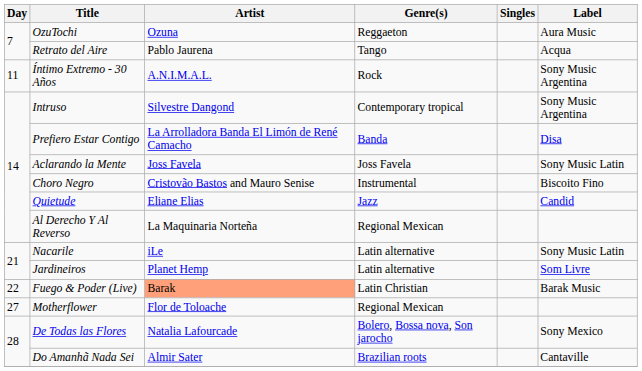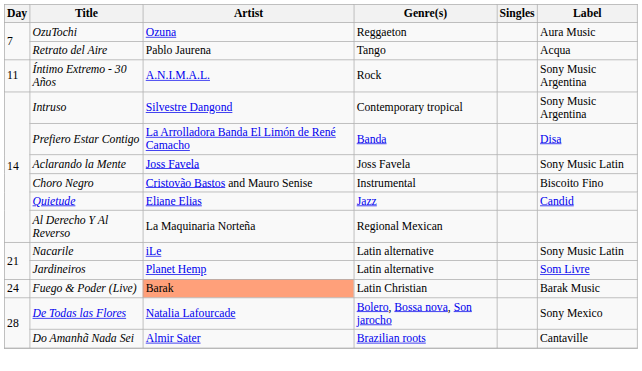(13, 288) 22 -> (13, 288) 24
- row: (65, 307)
